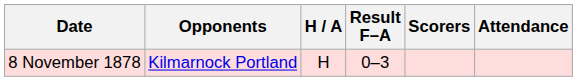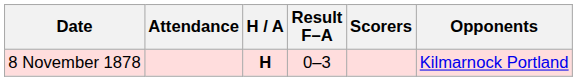columns swapped: (223, 27) <-> (523, 27)
(324, 62) normal -> (265, 62) bold
